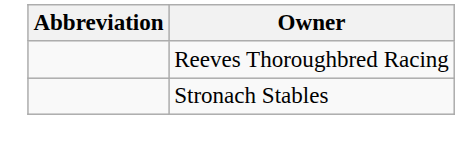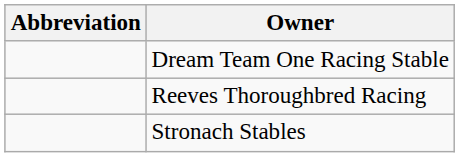+ row: (300, 59)
